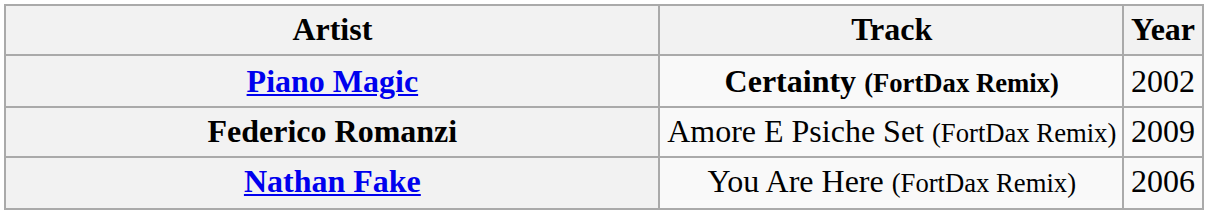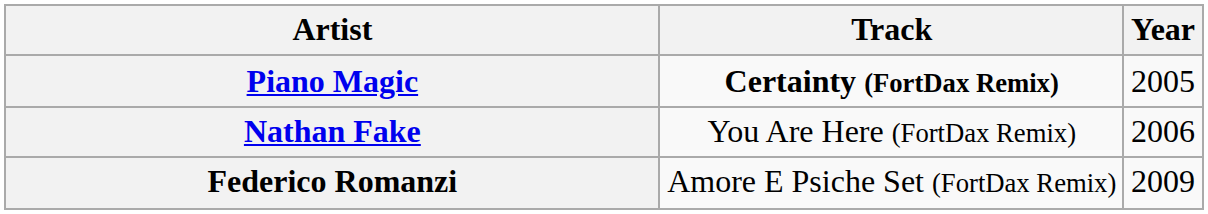(1163, 80) 2002 -> (1163, 80) 2005
rows swapped: (332, 182) <-> (332, 131)
